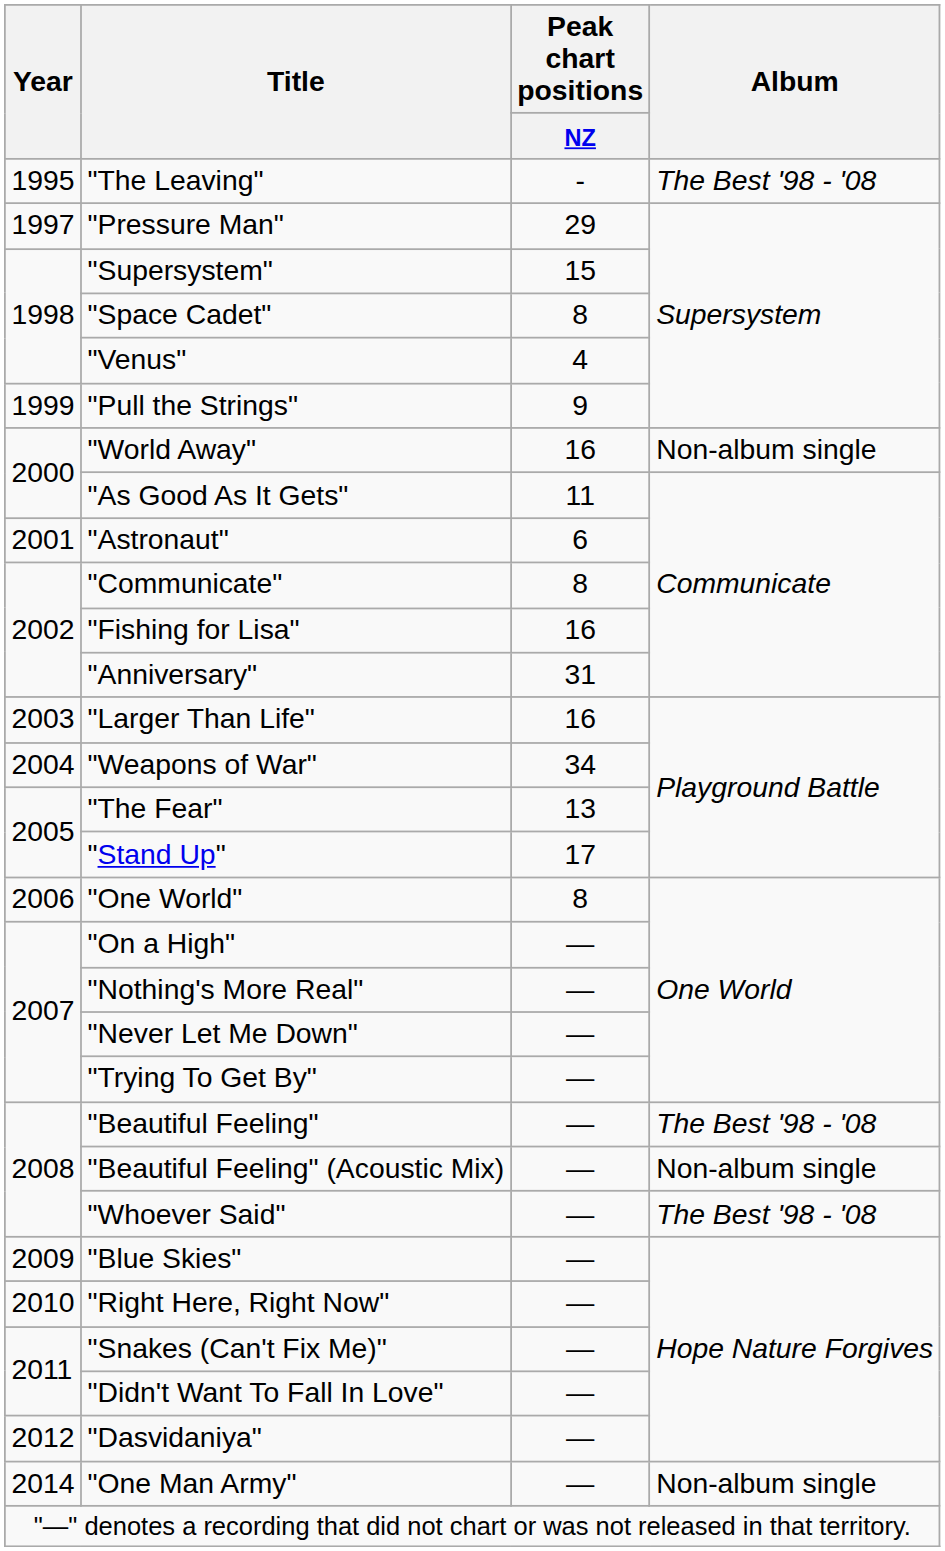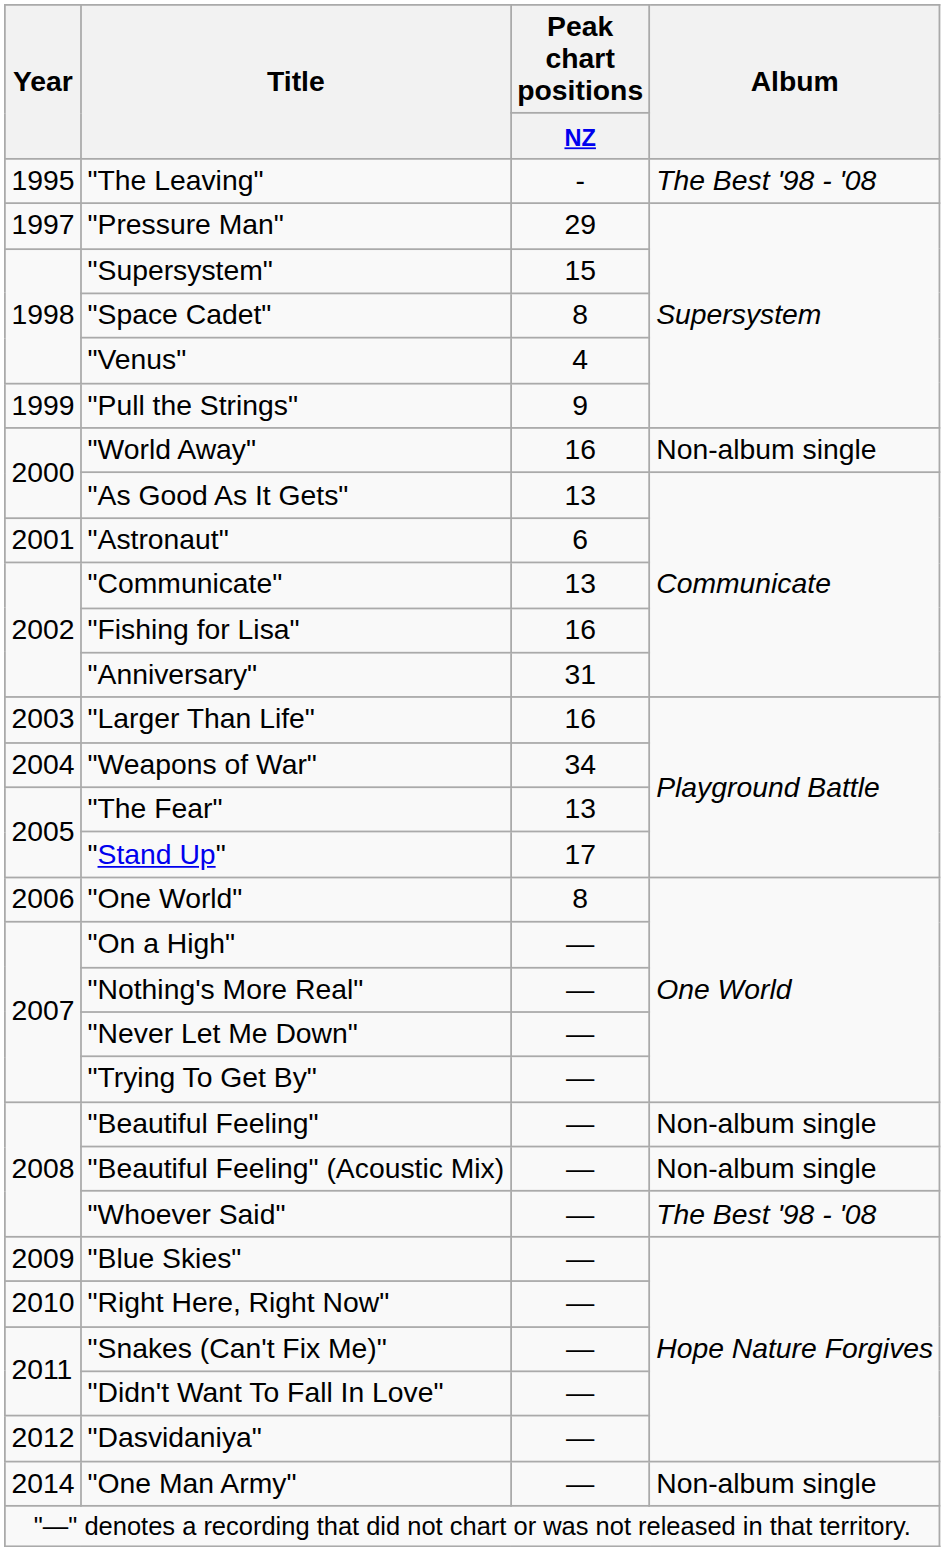(580, 494) 11 -> (580, 494) 13
(580, 584) 8 -> (580, 584) 13
(766, 1123) The Best '98 - '08 -> (766, 1123) Non-album single
